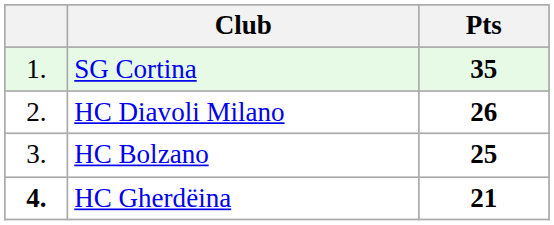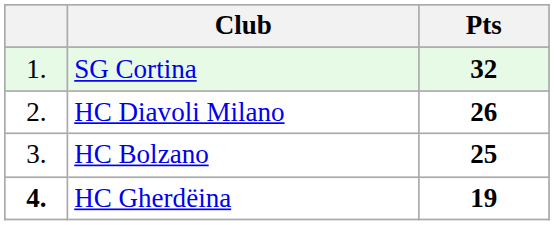(484, 68) 35 -> (484, 68) 32
(484, 197) 21 -> (484, 197) 19
